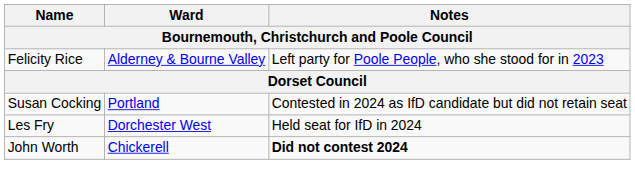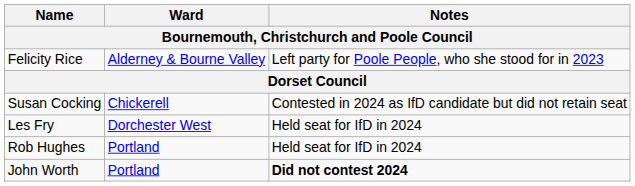(134, 103) Portland -> (138, 103) Chickerell
+ row: (46, 147)
(138, 147) Chickerell -> (134, 170) Portland
